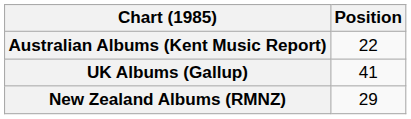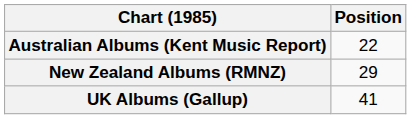rows swapped: (167, 99) <-> (167, 72)
